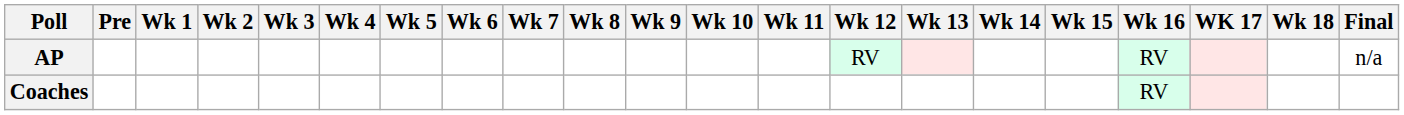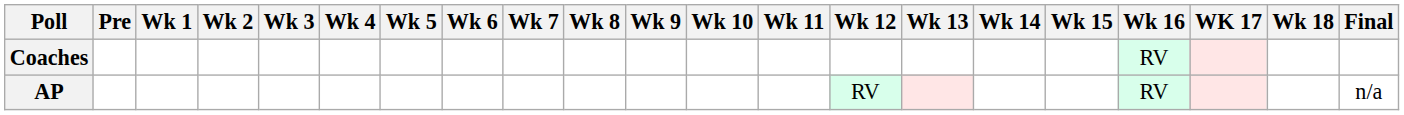rows swapped: (49, 57) <-> (49, 92)
